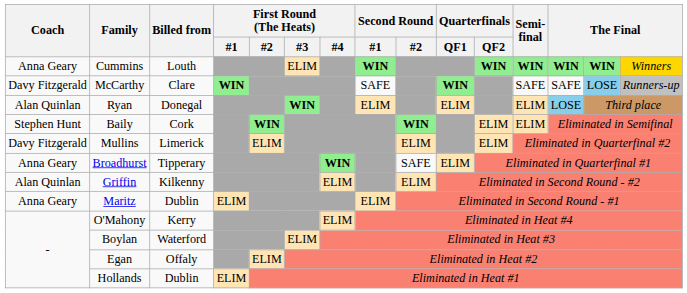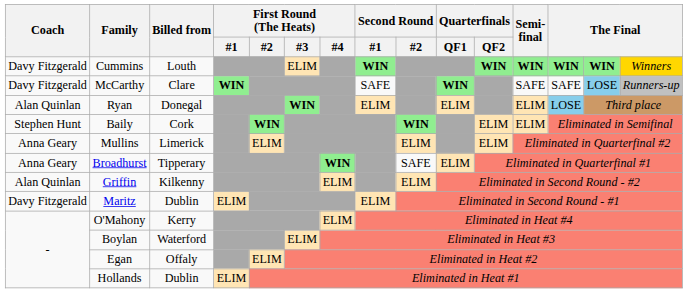(48, 66) Anna Geary -> (48, 66) Davy Fitzgerald
(48, 143) Davy Fitzgerald -> (48, 143) Anna Geary
(48, 201) Anna Geary -> (48, 201) Davy Fitzgerald
